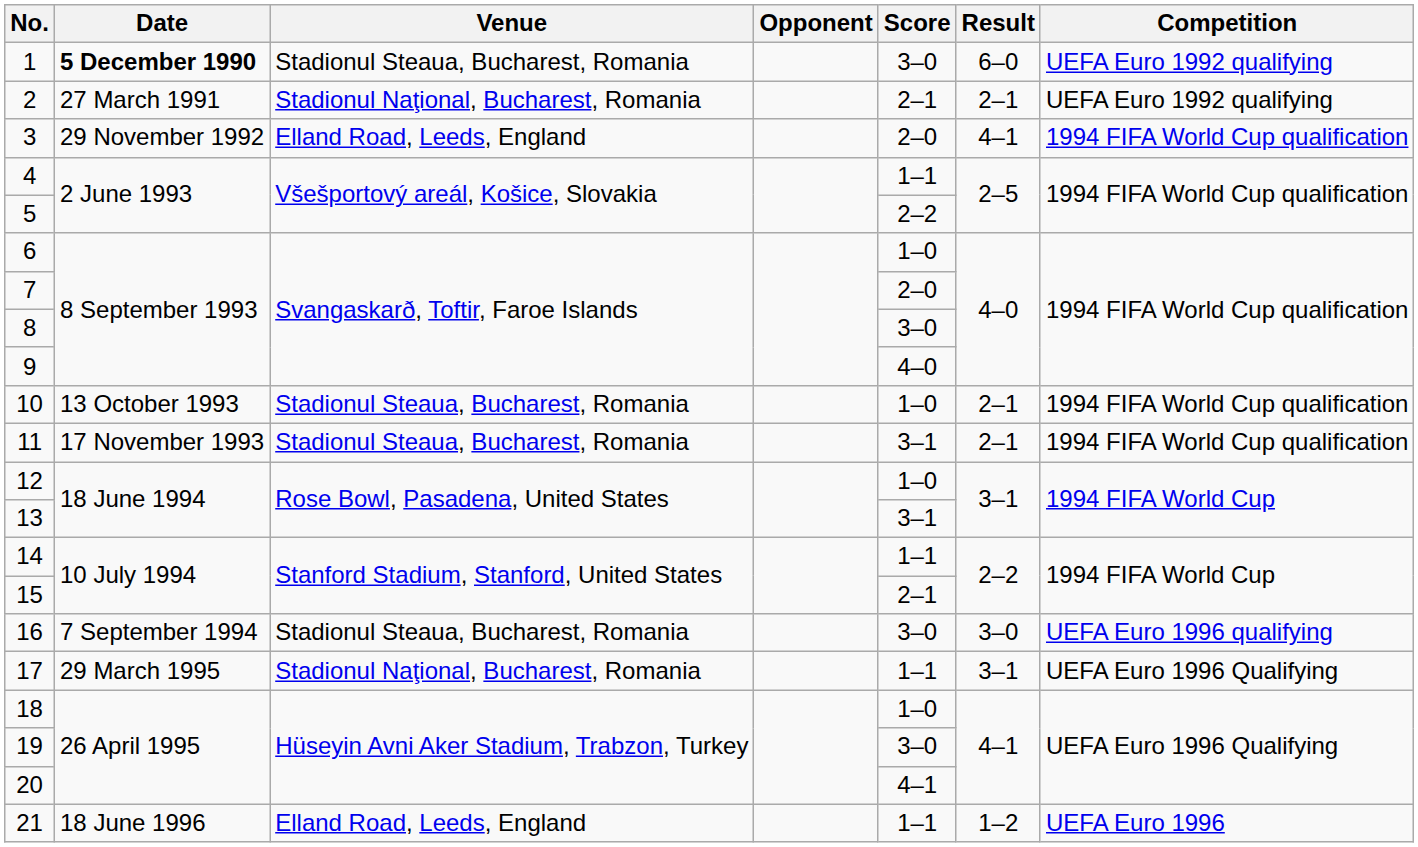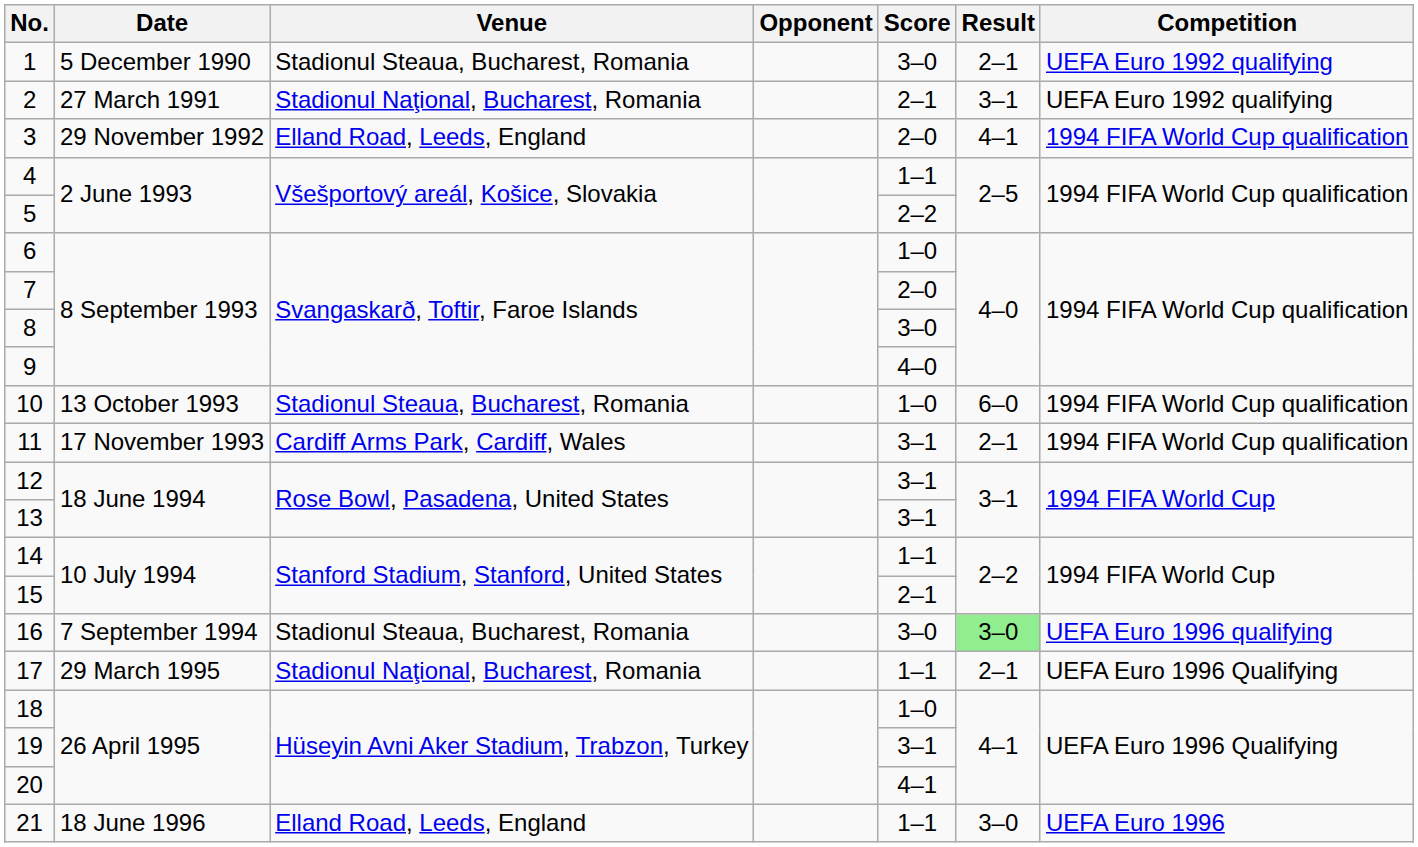(158, 61) bold -> (155, 61) normal
(998, 61) 6–0 -> (998, 61) 2–1
(998, 99) 2–1 -> (998, 99) 3–1
(998, 404) 2–1 -> (998, 404) 6–0
(482, 442) Stadionul Steaua, Bucharest, Romania -> (450, 442) Cardiff Arms Park, Cardiff, Wales
(917, 480) 1–0 -> (917, 480) 3–1
(998, 632) no background -> (998, 632) lightgreen background
(998, 670) 3–1 -> (998, 670) 2–1
(917, 746) 3–0 -> (917, 746) 3–1
(998, 822) 1–2 -> (998, 822) 3–0
